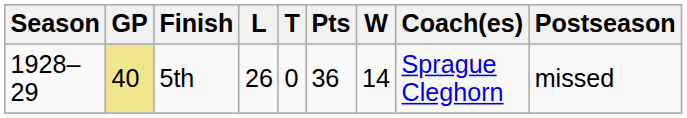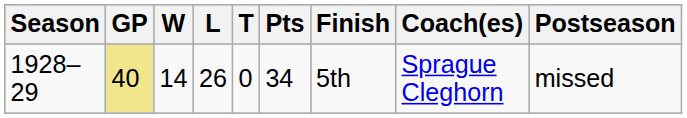columns swapped: (376, 24) <-> (196, 24)
(325, 78) 36 -> (279, 78) 34
